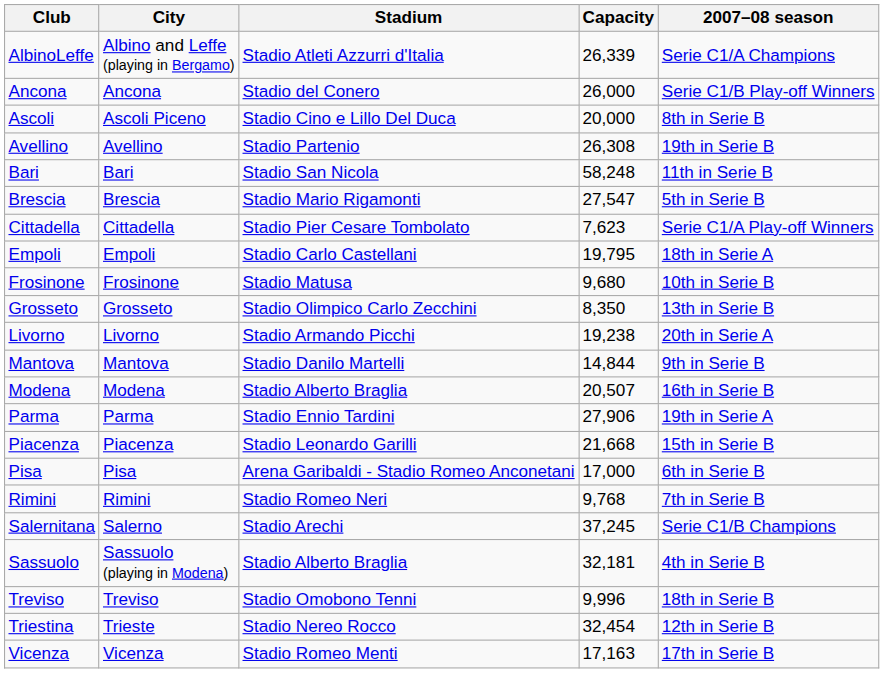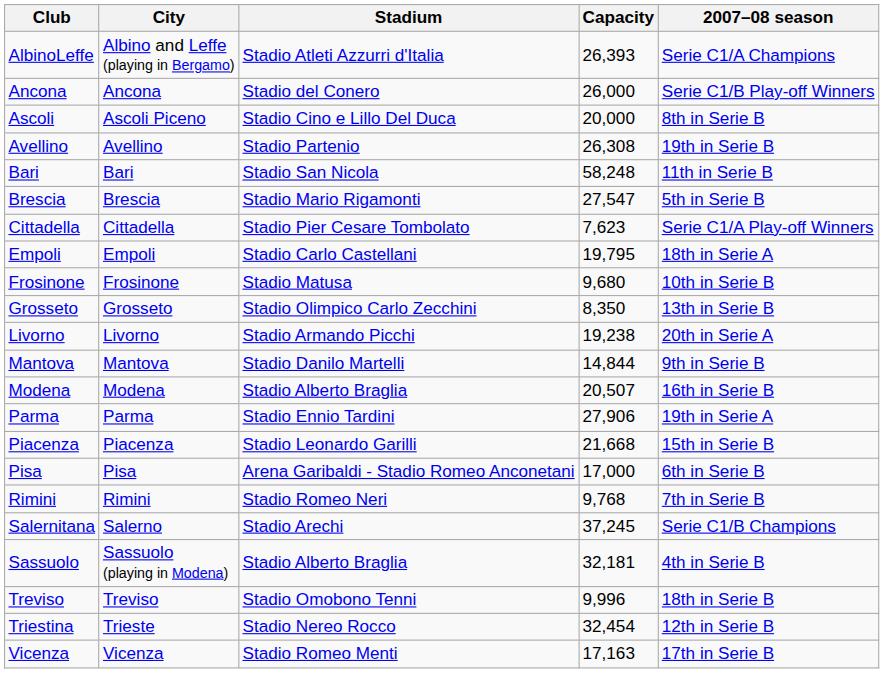(609, 54) 26,339 -> (609, 54) 26,393
